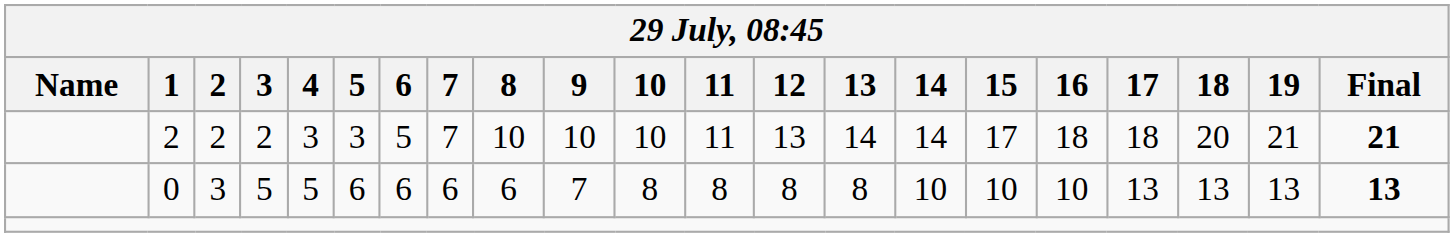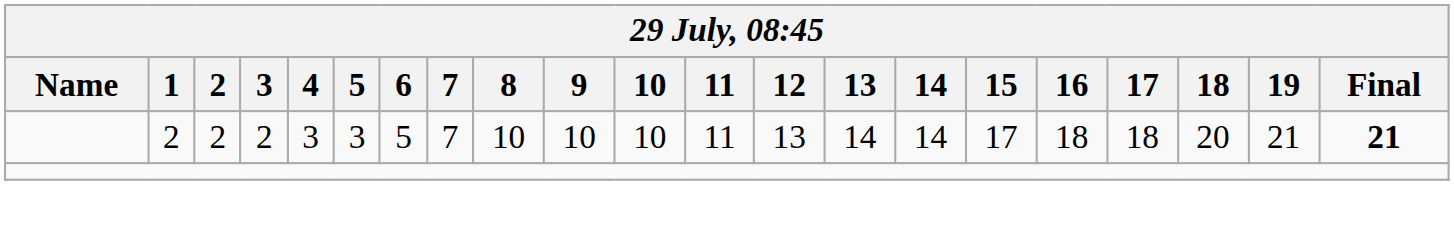- row: (171, 189)
